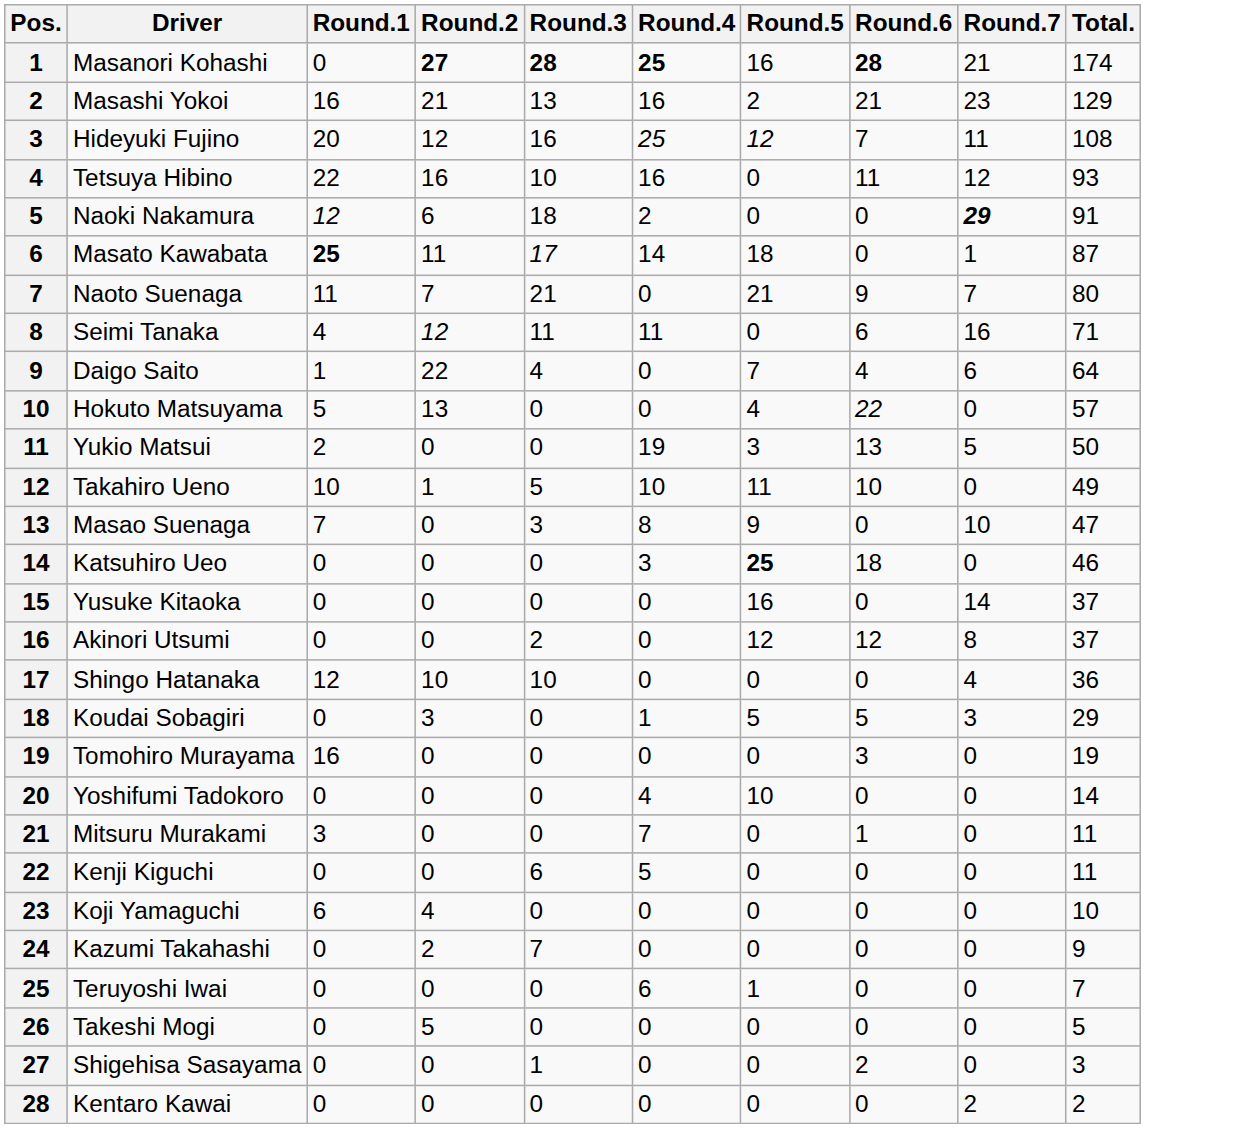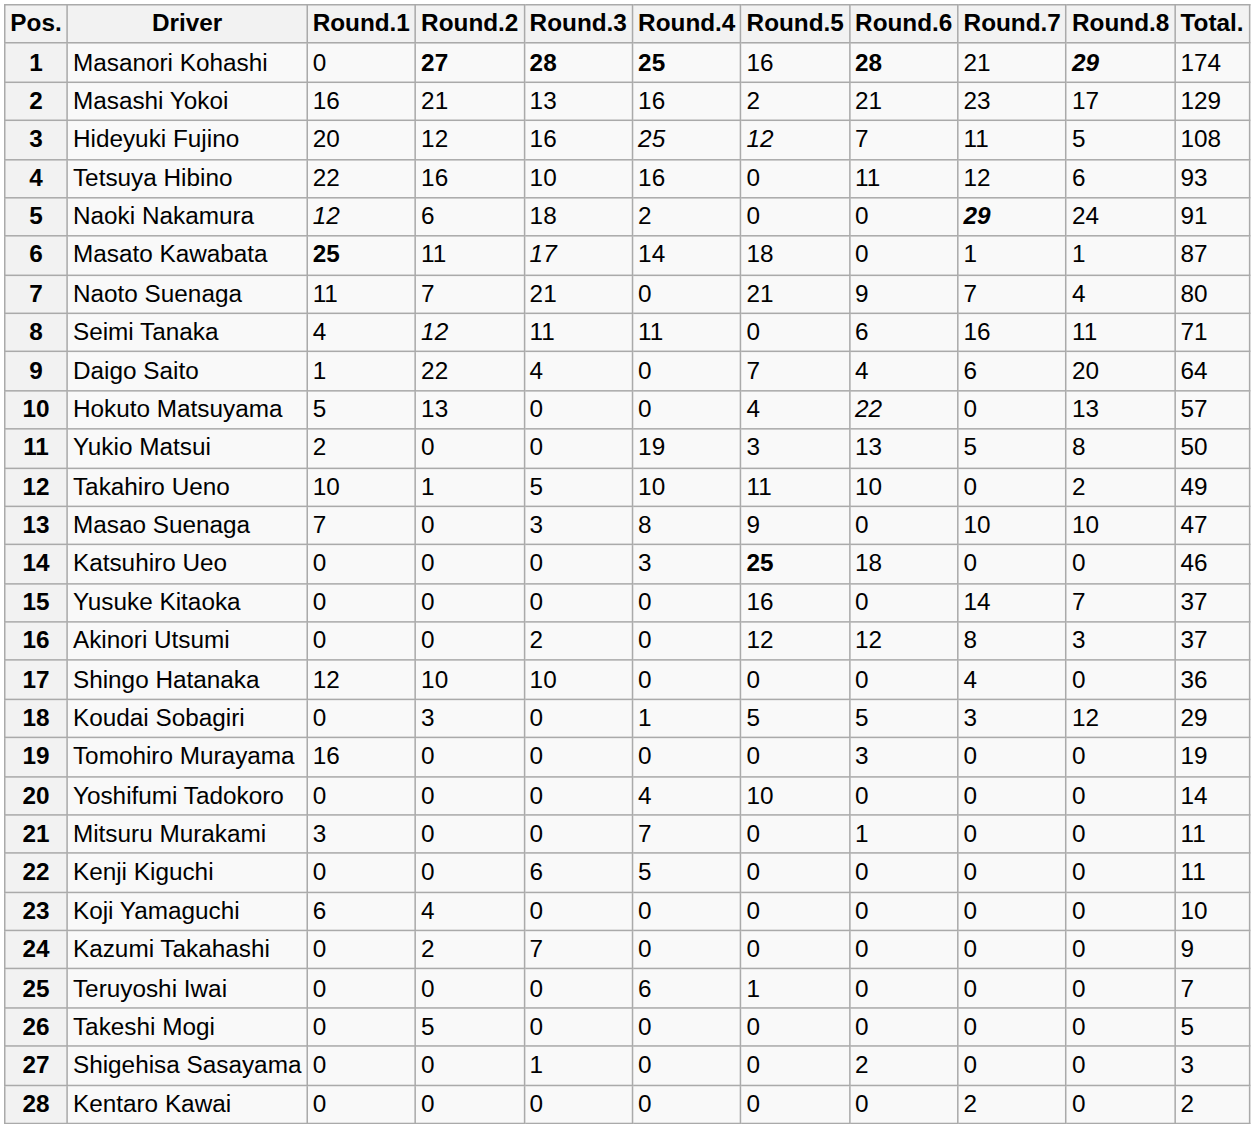+ column: (1121, 23)
